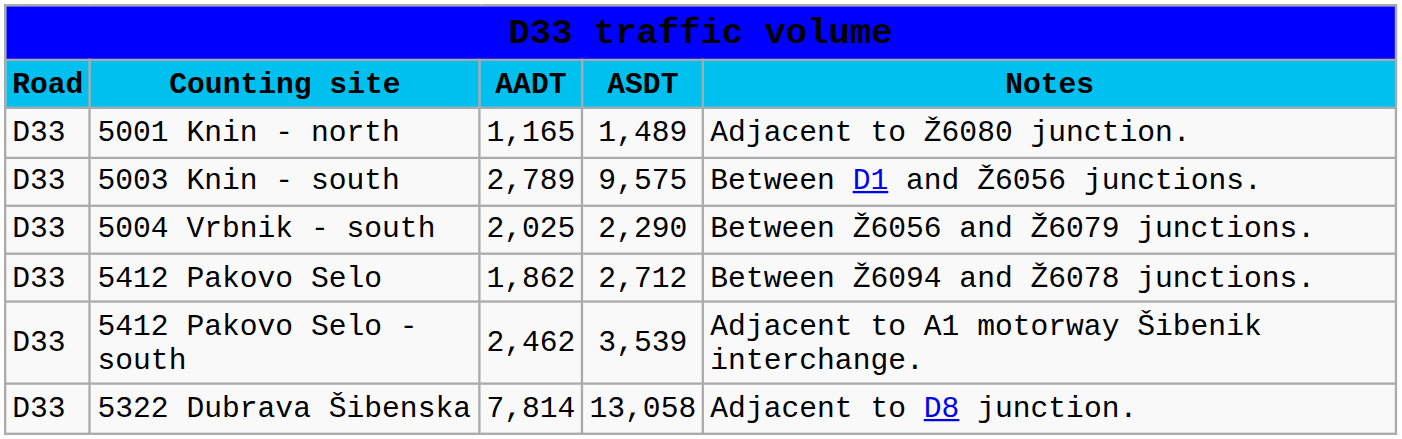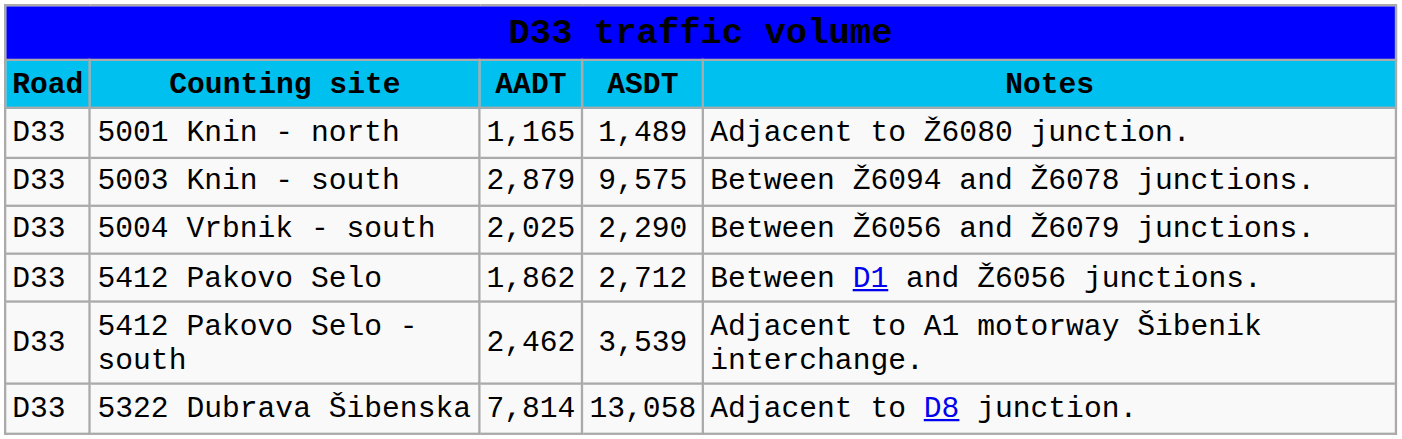(531, 181) 2,789 -> (531, 181) 2,879
(986, 181) Between D1 and Ž6056 junctions. -> (1013, 181) Between Ž6094 and Ž6078 junctions.
(1013, 278) Between Ž6094 and Ž6078 junctions. -> (986, 278) Between D1 and Ž6056 junctions.
